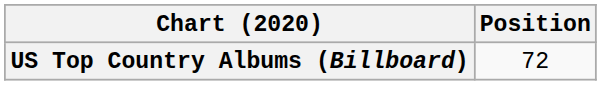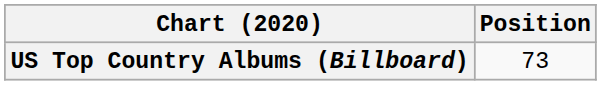(535, 61) 72 -> (535, 61) 73
